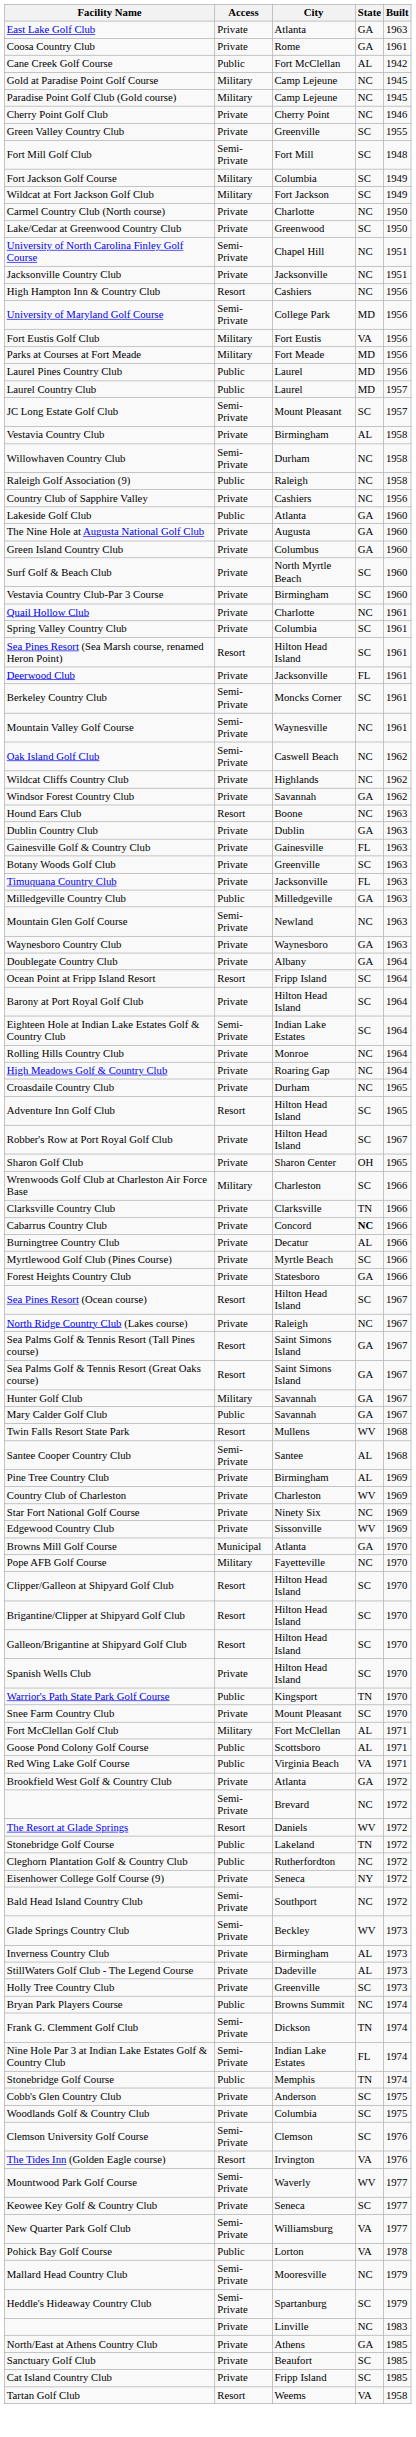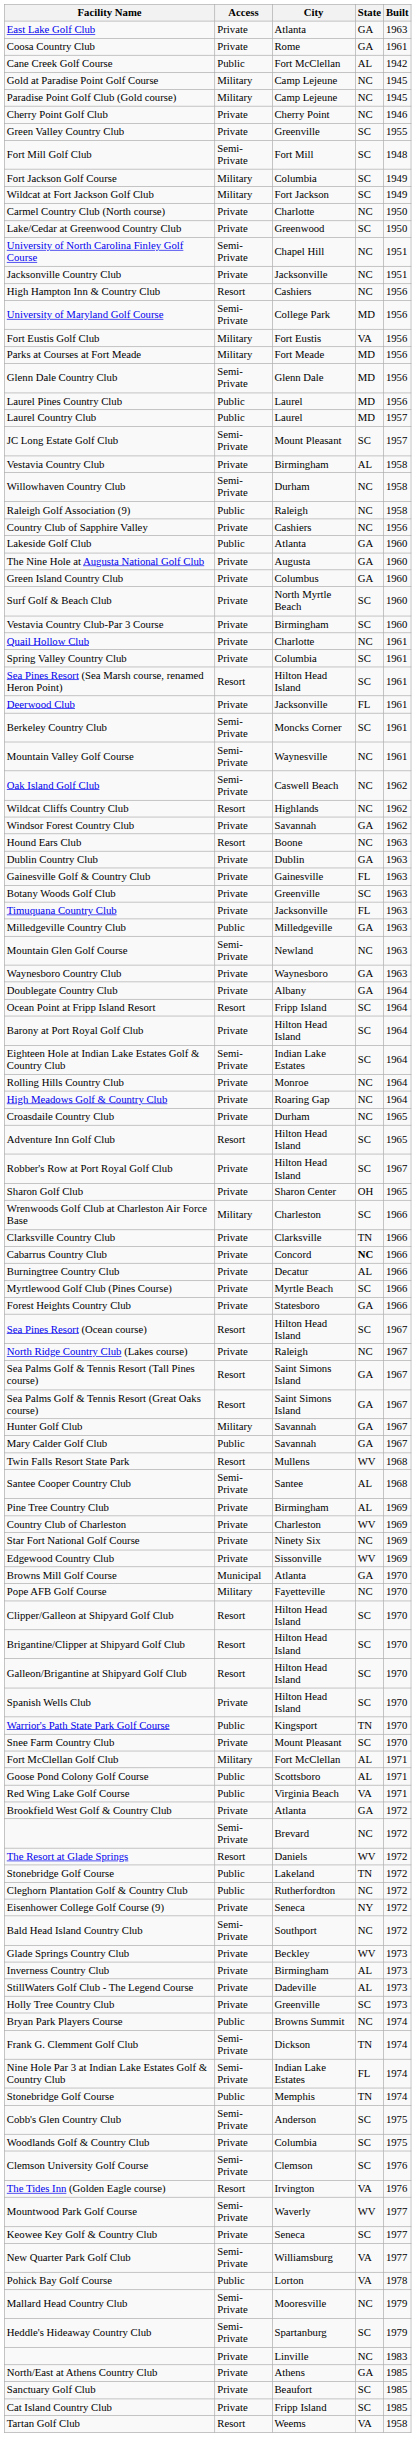+ row: (62, 378)
(232, 779) Private -> (231, 808) Resort
(232, 1930) Semi-Private -> (232, 1953) Private
(232, 2096) Private -> (232, 2119) Semi-Private
